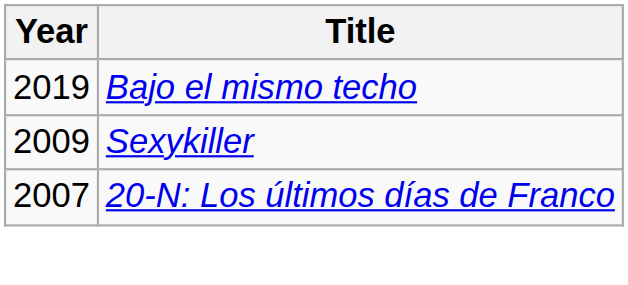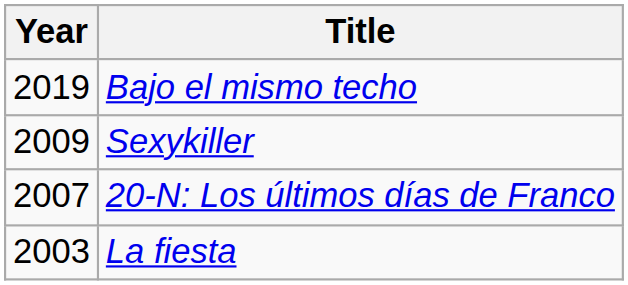+ row: (171, 251)
